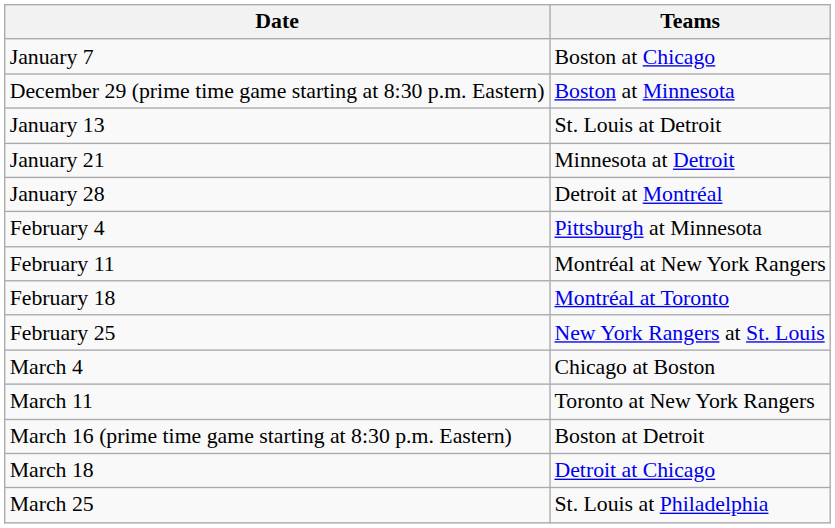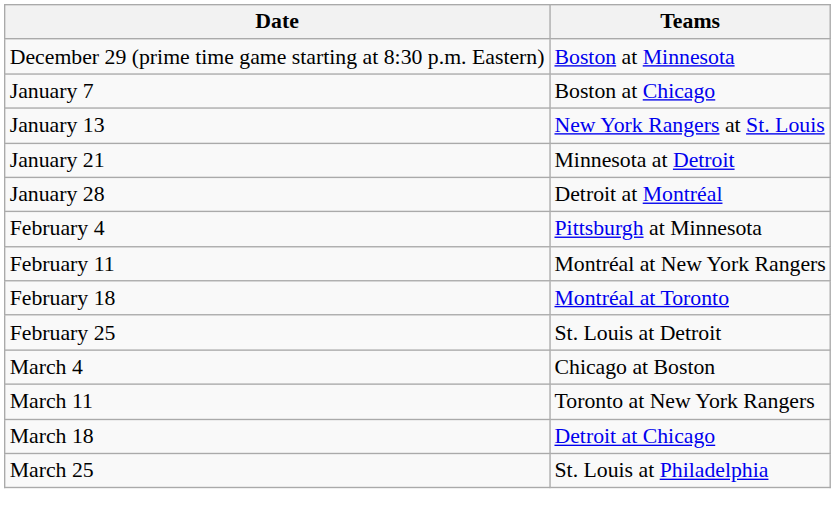rows swapped: (277, 90) <-> (52, 56)
(638, 125) St. Louis at Detroit -> (690, 125) New York Rangers at St. Louis
(690, 332) New York Rangers at St. Louis -> (638, 332) St. Louis at Detroit
- row: (261, 435)
